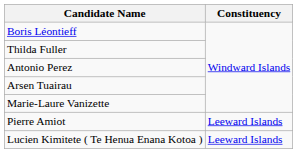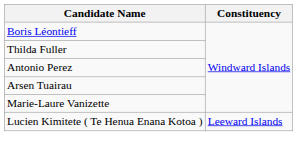- row: (36, 121)
